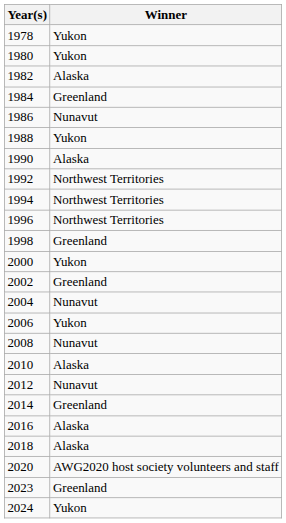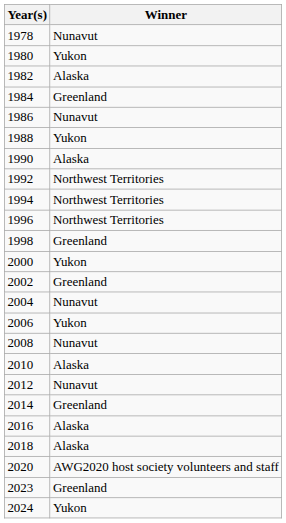(70, 35) Yukon -> (75, 35) Nunavut
